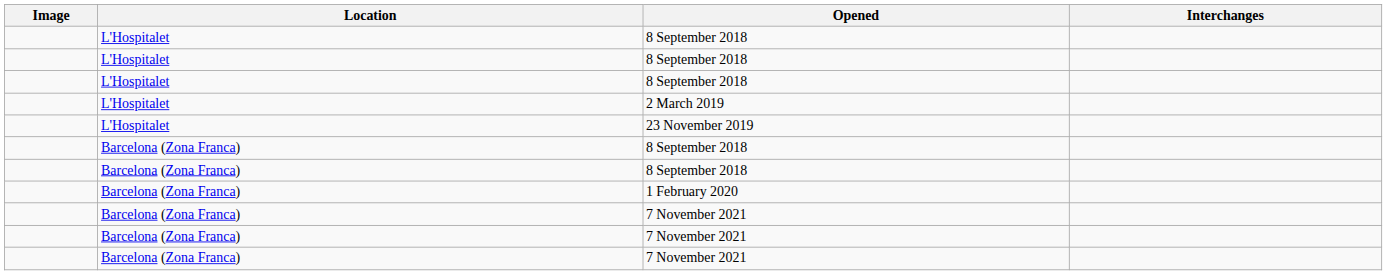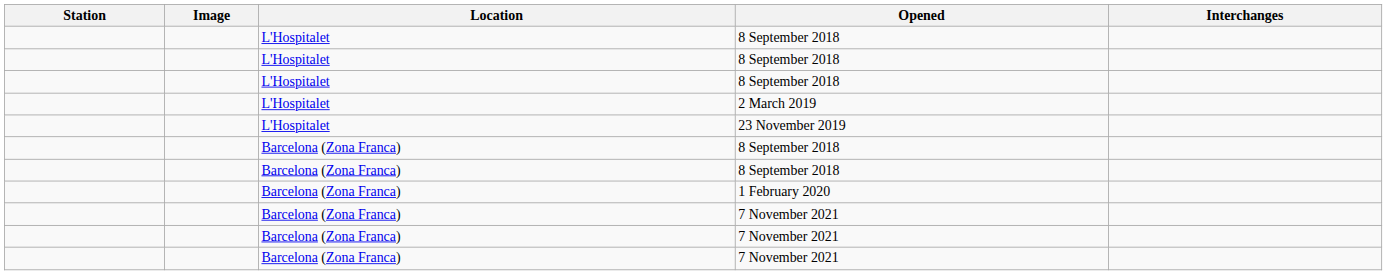+ column: (85, 15)
